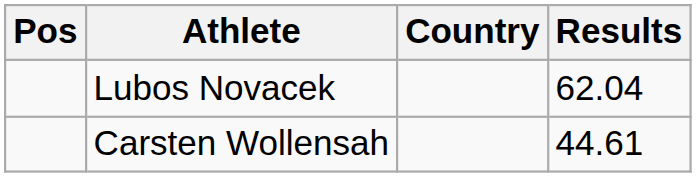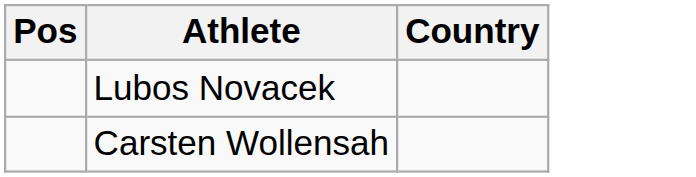- column: (619, 32)
